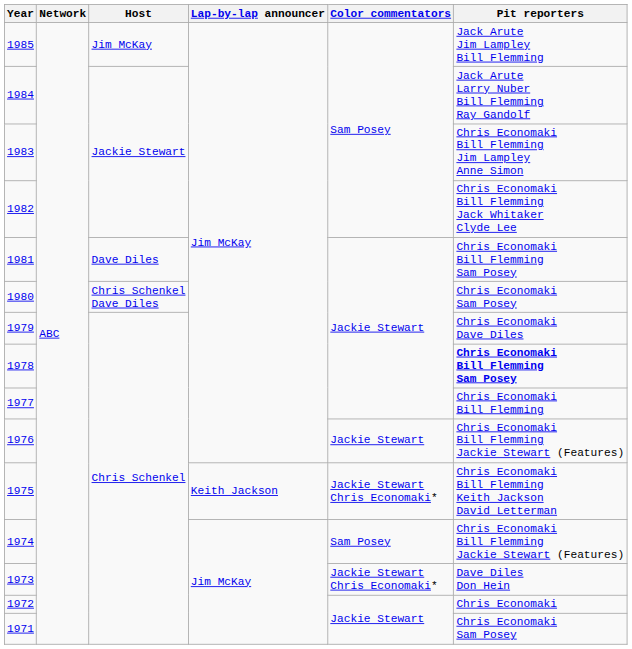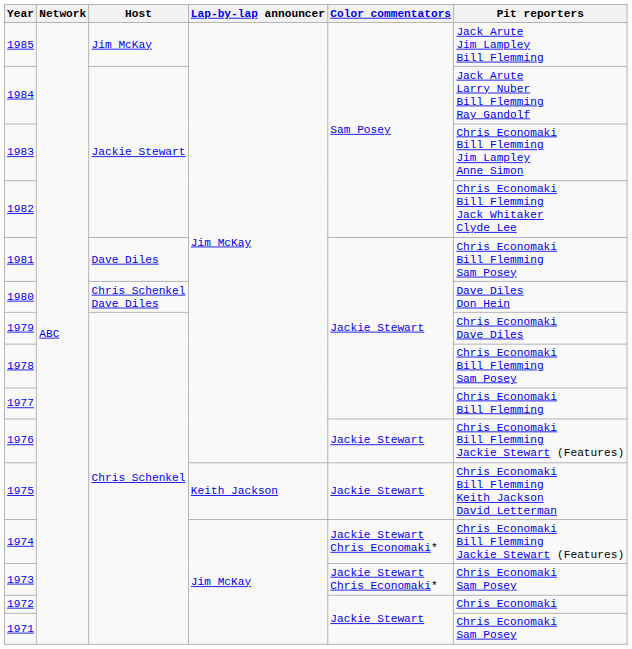(507, 297) Chris Economaki Sam Posey -> (490, 297) Dave Diles Don Hein
(507, 366) bold -> (507, 366) normal
(384, 491) Jackie Stewart Chris Economaki* -> (377, 491) Jackie Stewart
(360, 542) Sam Posey -> (384, 542) Jackie Stewart Chris Economaki*
(490, 579) Dave Diles Don Hein -> (507, 579) Chris Economaki Sam Posey
